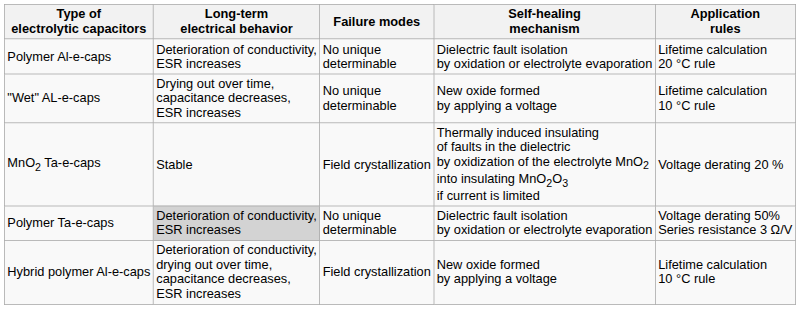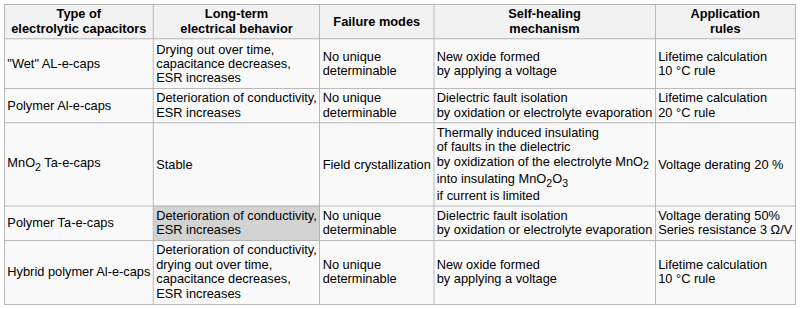rows swapped: (54, 98) <-> (59, 56)
(377, 272) Field crystallization -> (360, 272) No unique determinable
